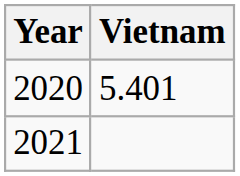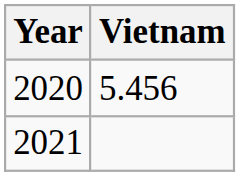(138, 87) 5.401 -> (138, 87) 5.456
